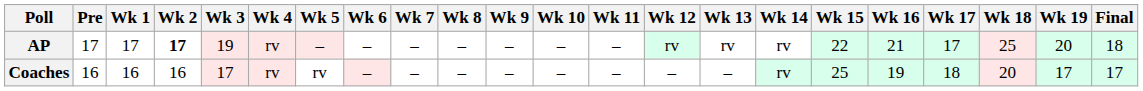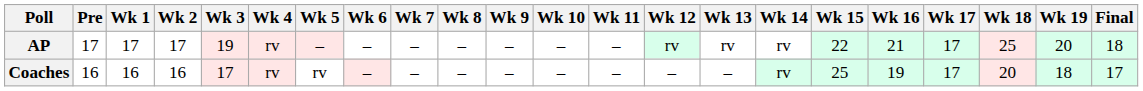(178, 45) bold -> (178, 45) normal
(952, 72) 18 -> (952, 72) 17
(1063, 72) 17 -> (1063, 72) 18
